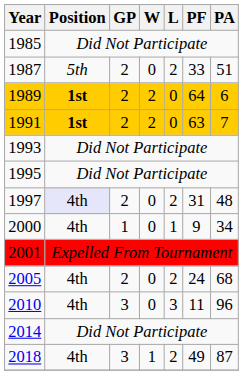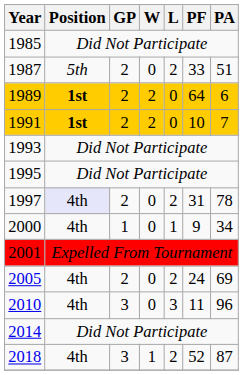(196, 122) 63 -> (196, 122) 10
(224, 200) 48 -> (224, 200) 78
(224, 278) 68 -> (224, 278) 69
(196, 357) 49 -> (196, 357) 52
